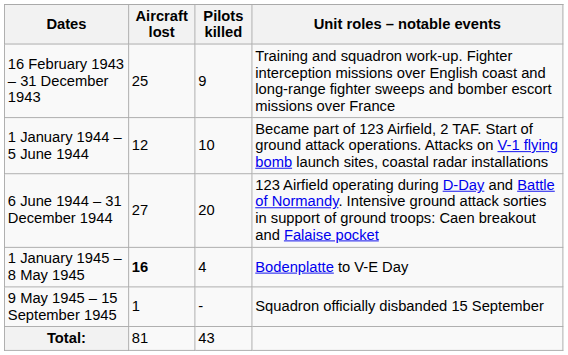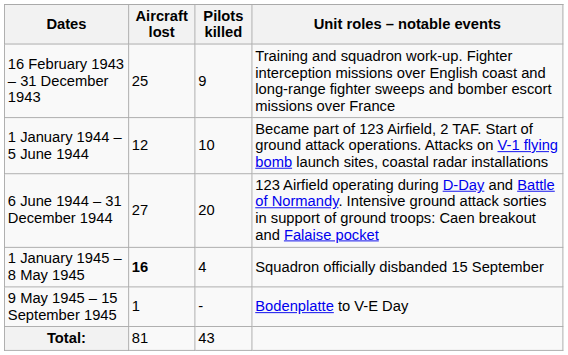(332, 266) Bodenplatte to V-E Day -> (400, 266) Squadron officially disbanded 15 September
(400, 306) Squadron officially disbanded 15 September -> (332, 306) Bodenplatte to V-E Day
